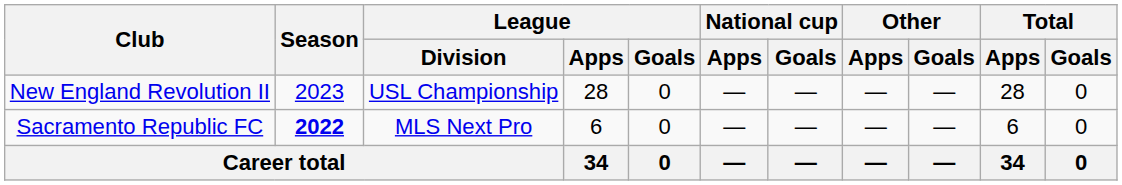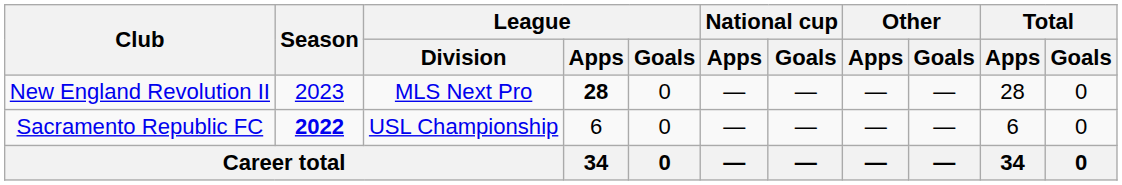(464, 92) USL Championship -> (464, 92) MLS Next Pro
(596, 92) normal -> (596, 92) bold
(464, 127) MLS Next Pro -> (464, 127) USL Championship
